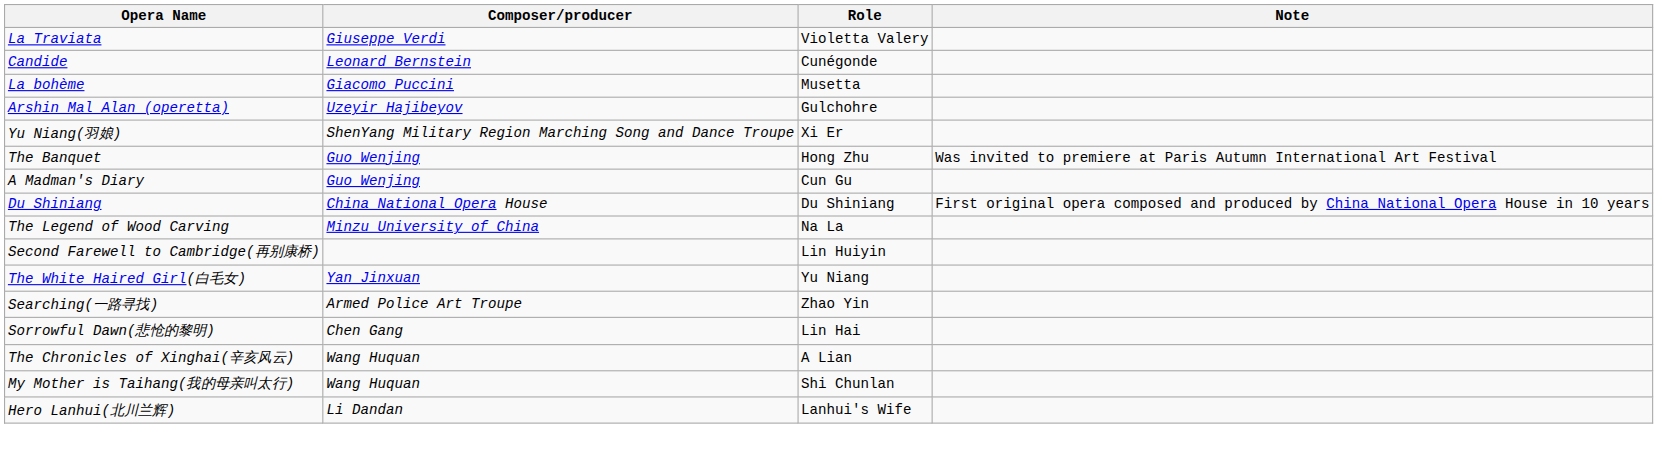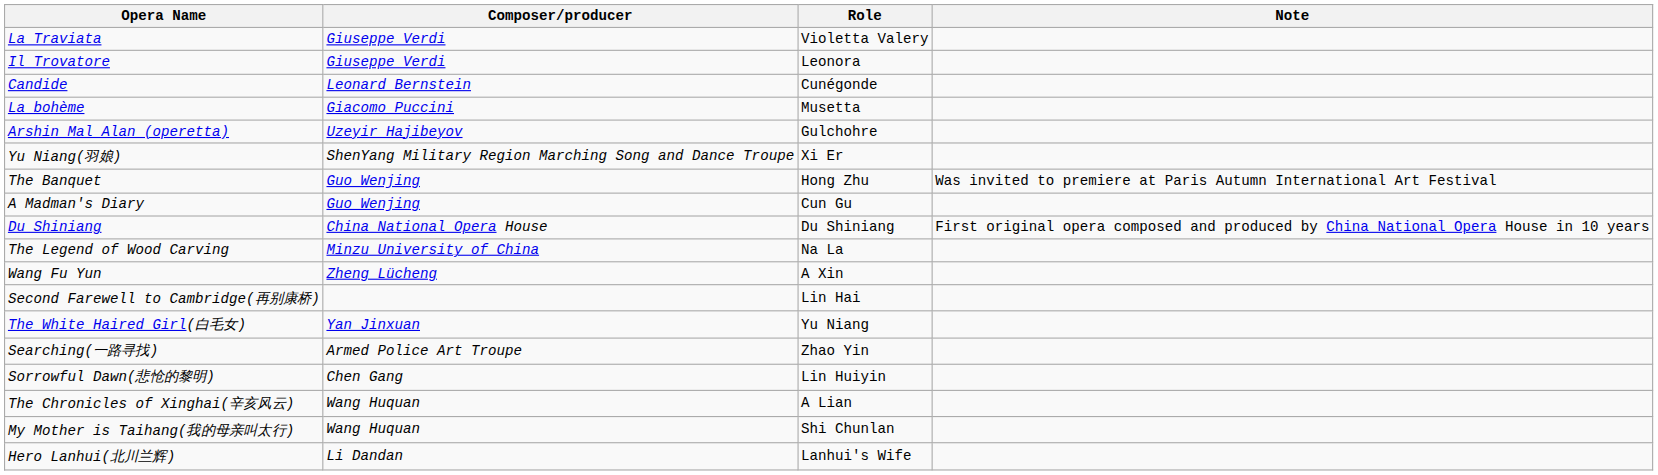+ row: (59, 62)
+ row: (55, 273)
(843, 252) Lin Huiyin -> (831, 298) Lin Hai
(831, 331) Lin Hai -> (843, 377) Lin Huiyin
